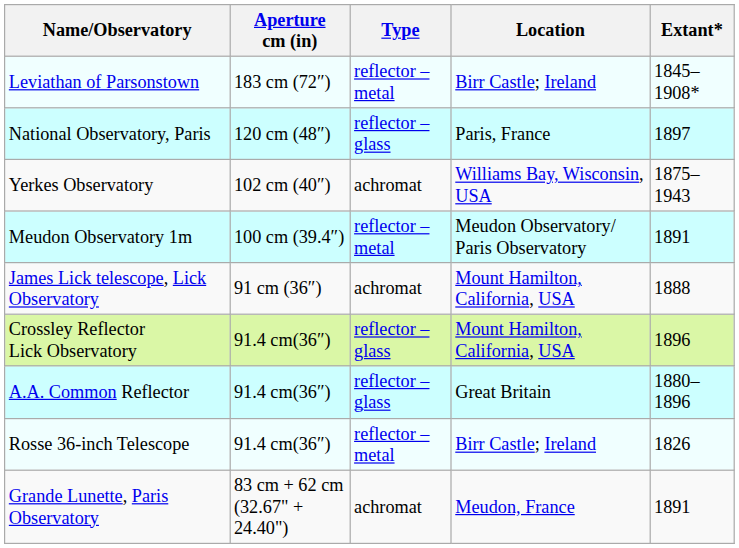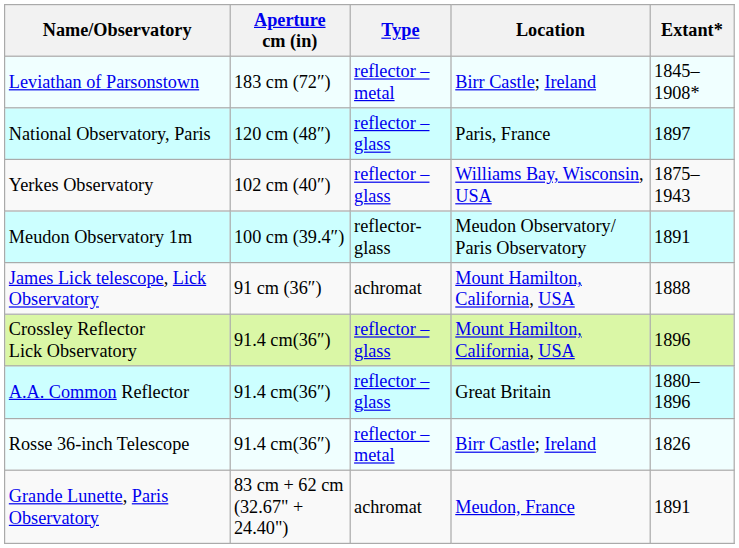(388, 185) achromat -> (392, 185) reflector – glass
(392, 237) reflector – metal -> (388, 237) reflector-glass
